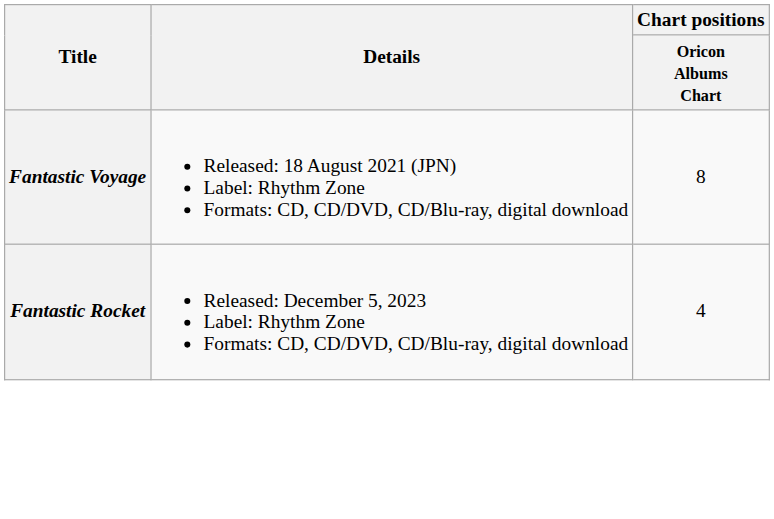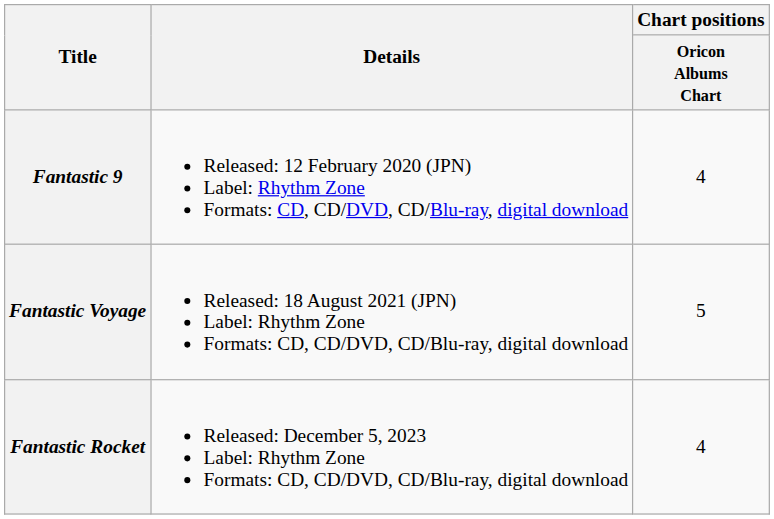+ row: (78, 176)
(701, 176) 8 -> (701, 311) 5
